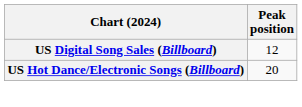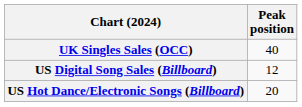+ row: (126, 49)
